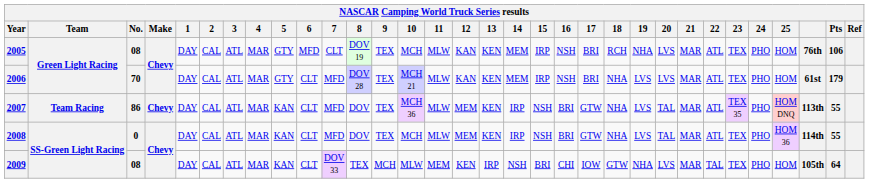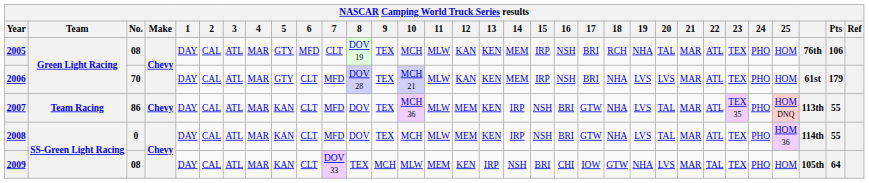(666, 51) LVS -> (666, 51) TAL
